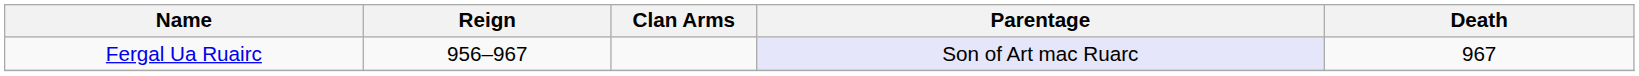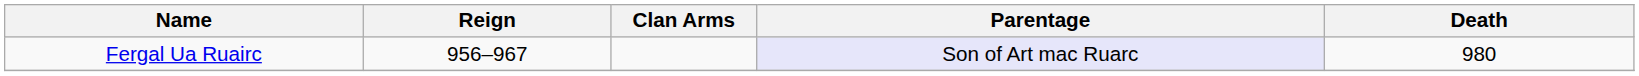(1479, 53) 967 -> (1479, 53) 980
